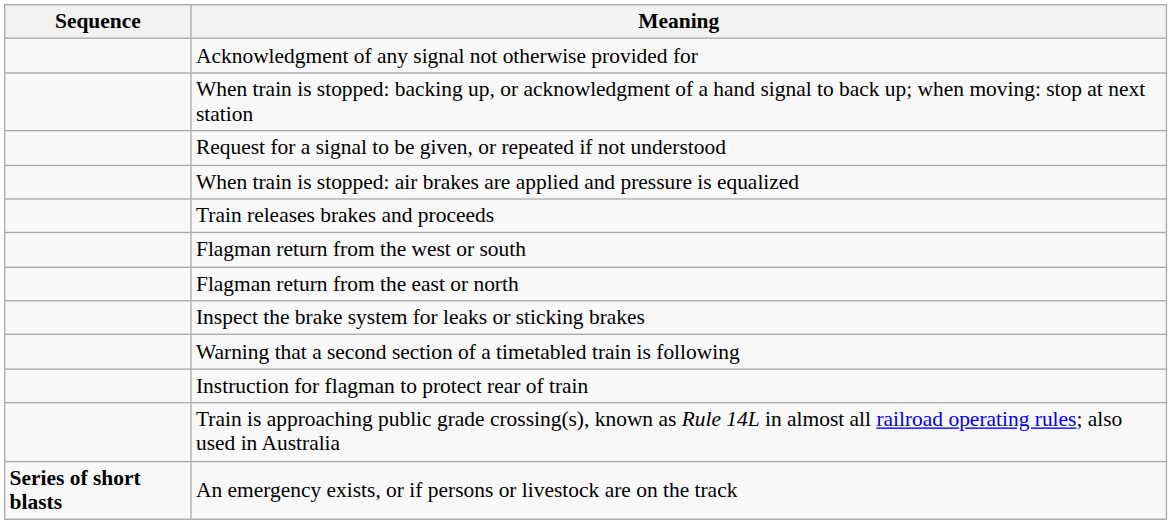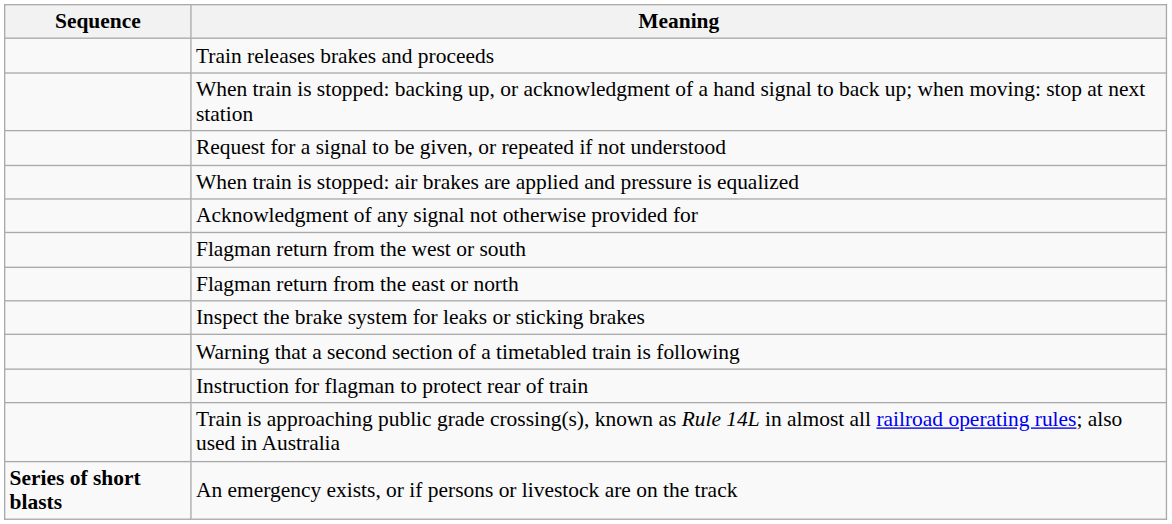rows swapped: (447, 55) <-> (345, 215)
